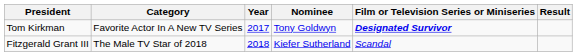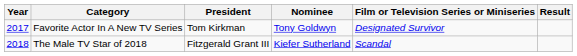columns swapped: (258, 12) <-> (48, 12)
(403, 28) bold -> (400, 28) normal
